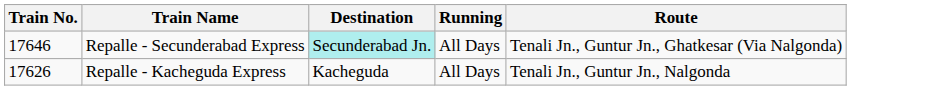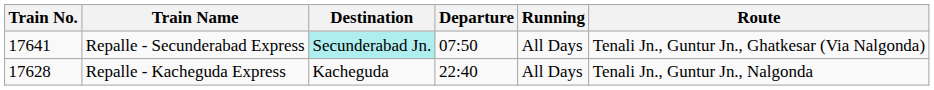+ column: (477, 17)
(30, 44) 17646 -> (30, 44) 17641
(30, 71) 17626 -> (30, 71) 17628
